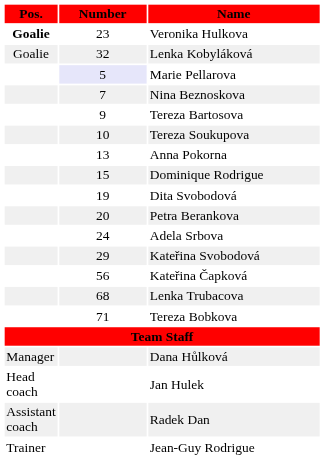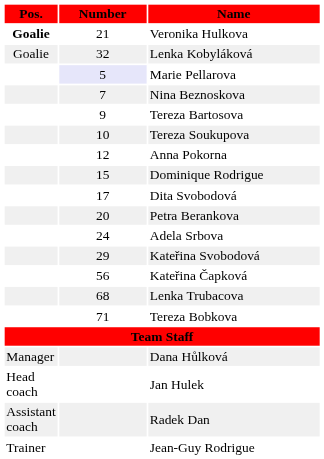(103, 34) 23 -> (103, 34) 21
(103, 155) 13 -> (103, 155) 12
(103, 195) 19 -> (103, 195) 17
